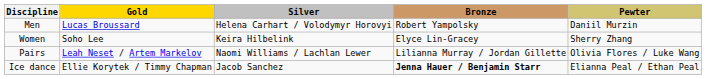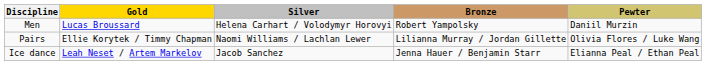- row: (32, 39)
(132, 53) Leah Neset / Artem Markelov -> (137, 39) Ellie Korytek / Timmy Chapman
(137, 67) Ellie Korytek / Timmy Chapman -> (132, 53) Leah Neset / Artem Markelov
(468, 67) bold -> (468, 53) normal
